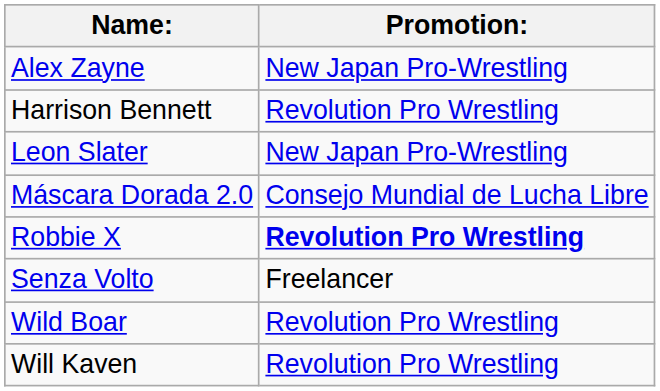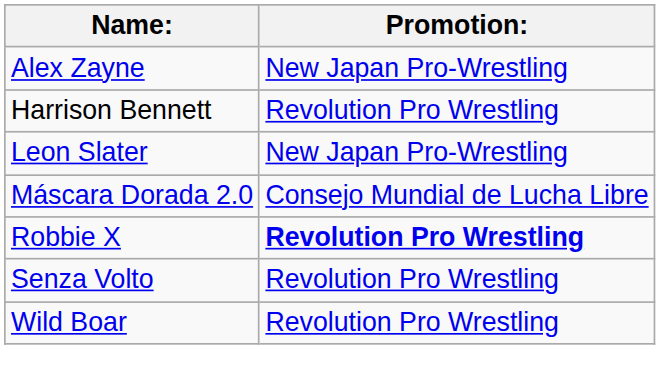(329, 279) Freelancer -> (412, 279) Revolution Pro Wrestling
- row: (74, 364)
